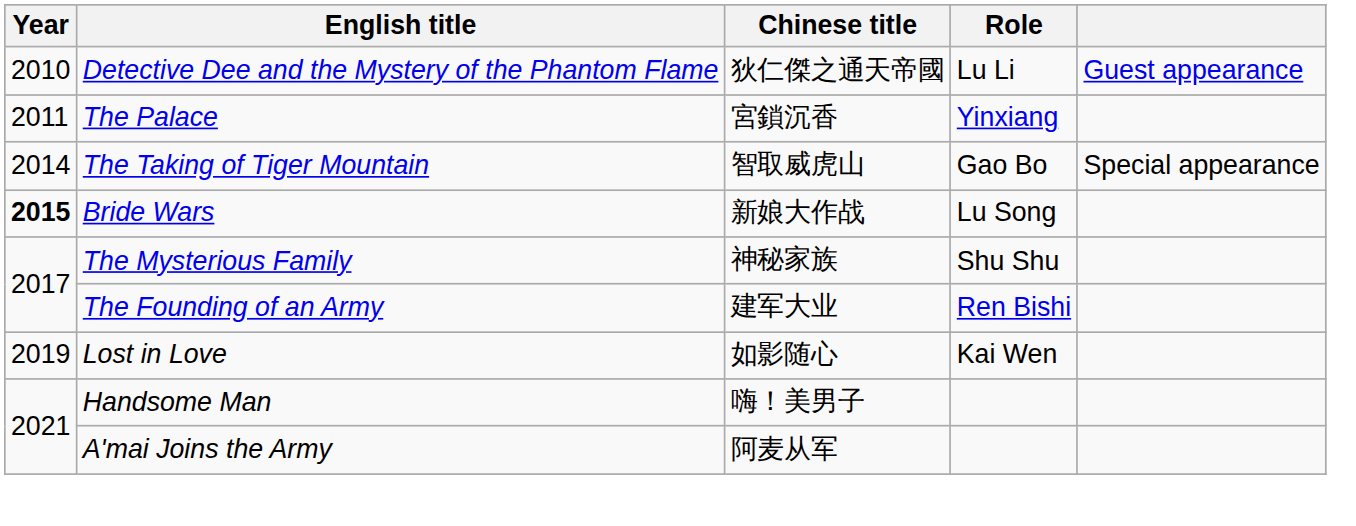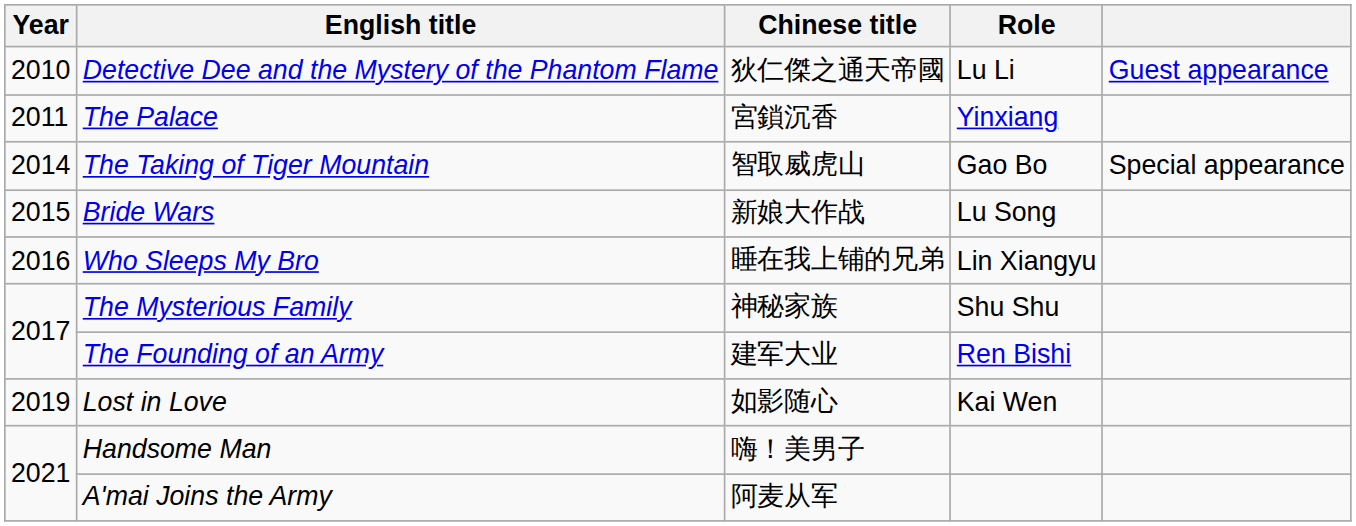(41, 212) bold -> (41, 212) normal
+ row: (201, 260)
